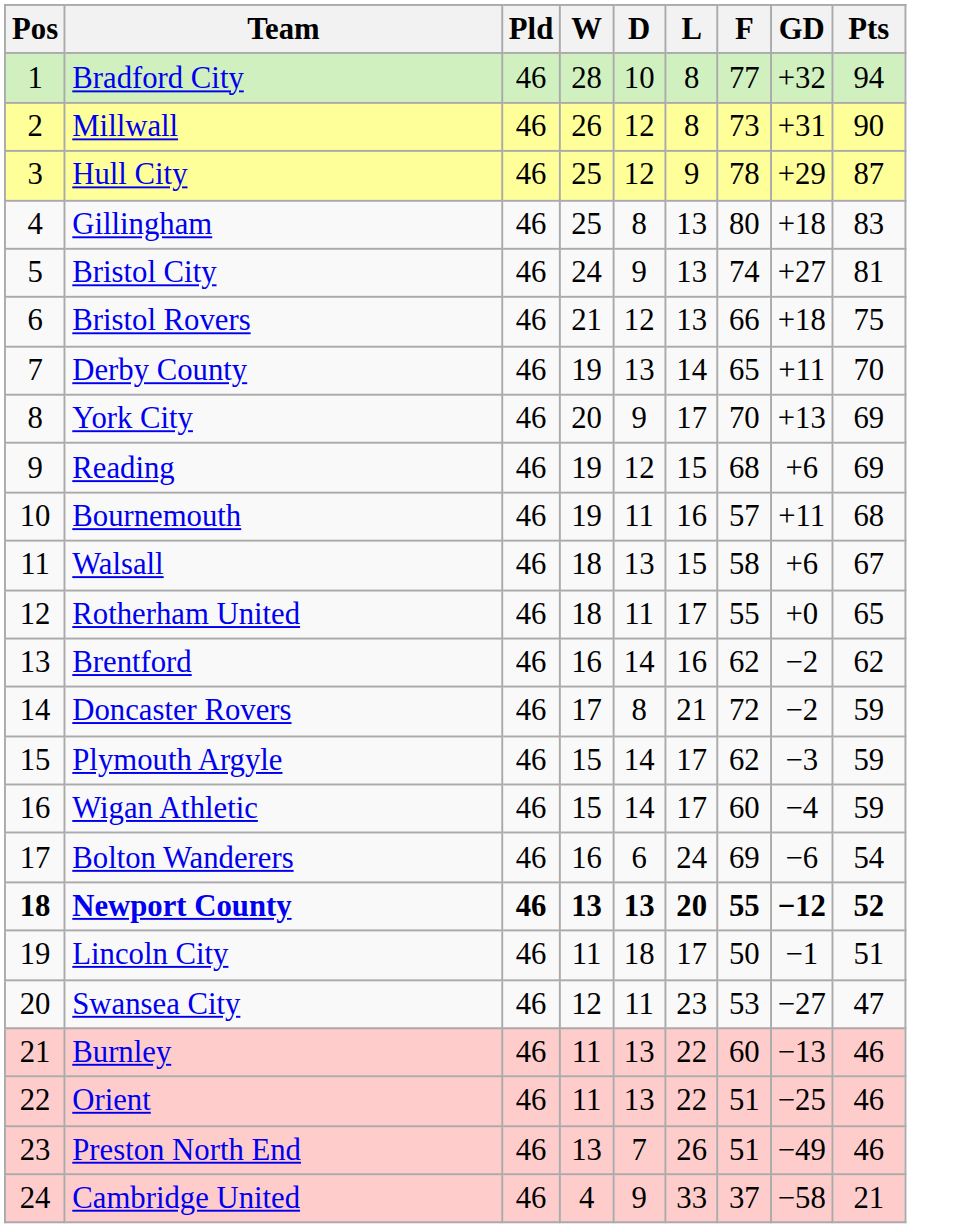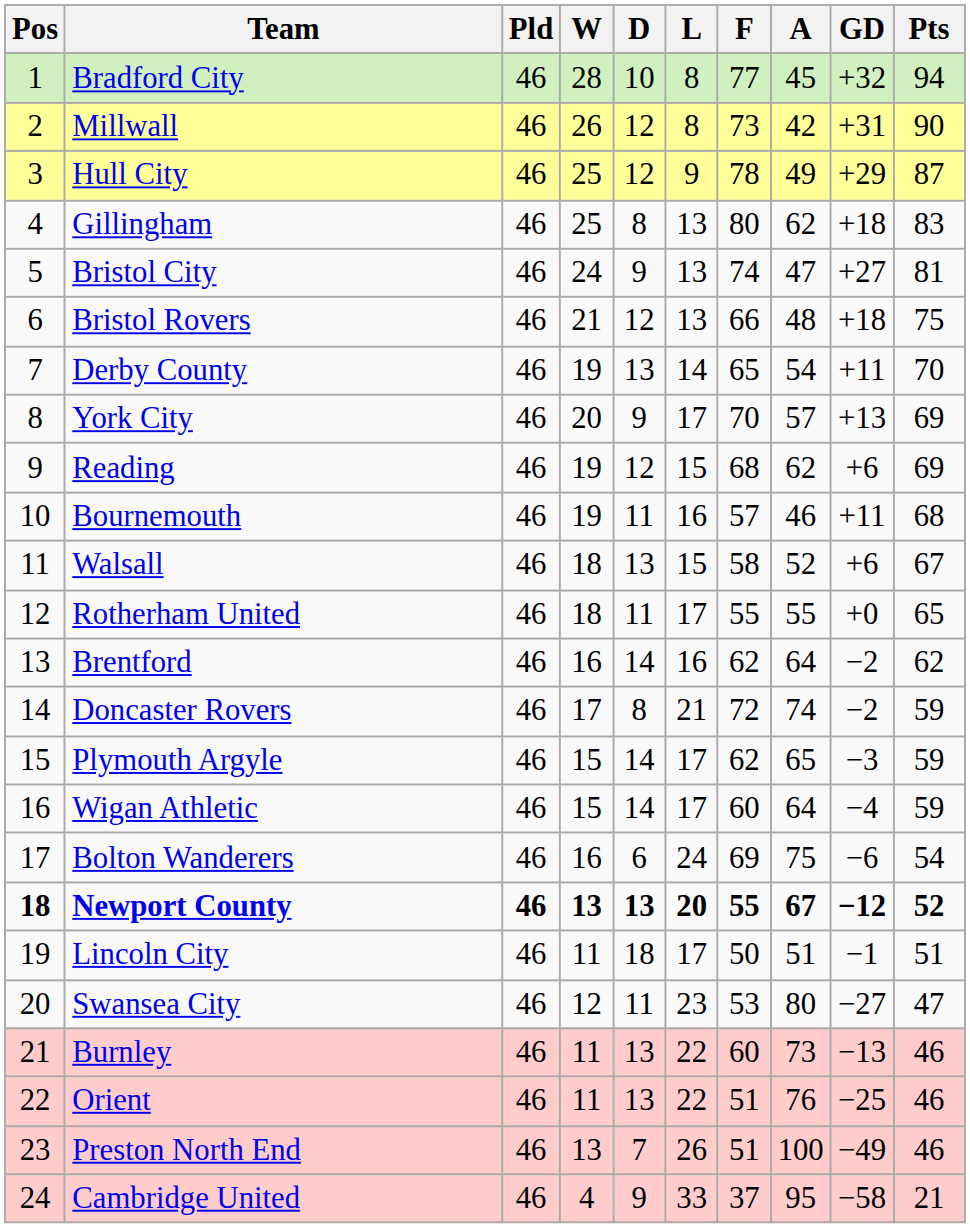+ column: (801, 28)
